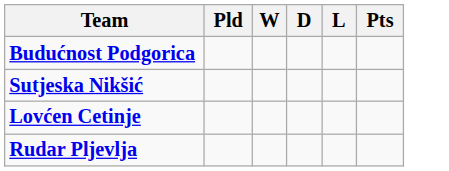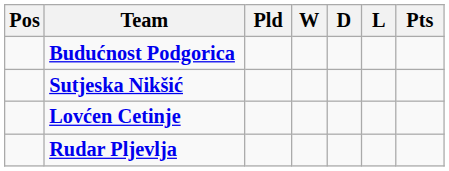+ column: (25, 20)
